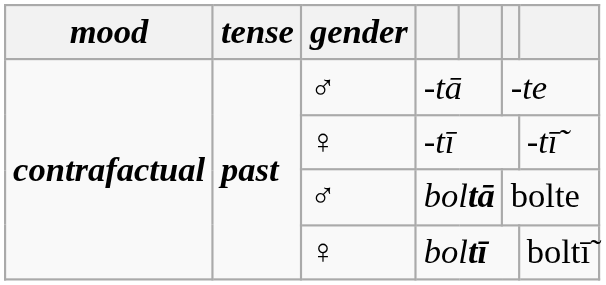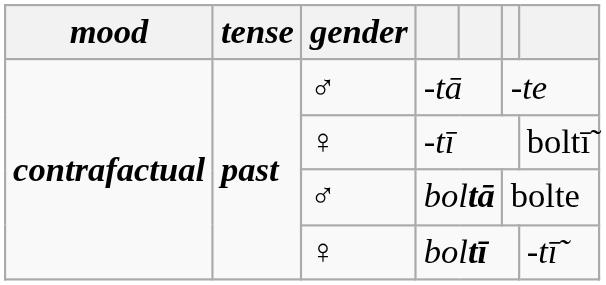(542, 141) -tī̃ -> (558, 141) boltī̃
(558, 251) boltī̃ -> (542, 251) -tī̃
